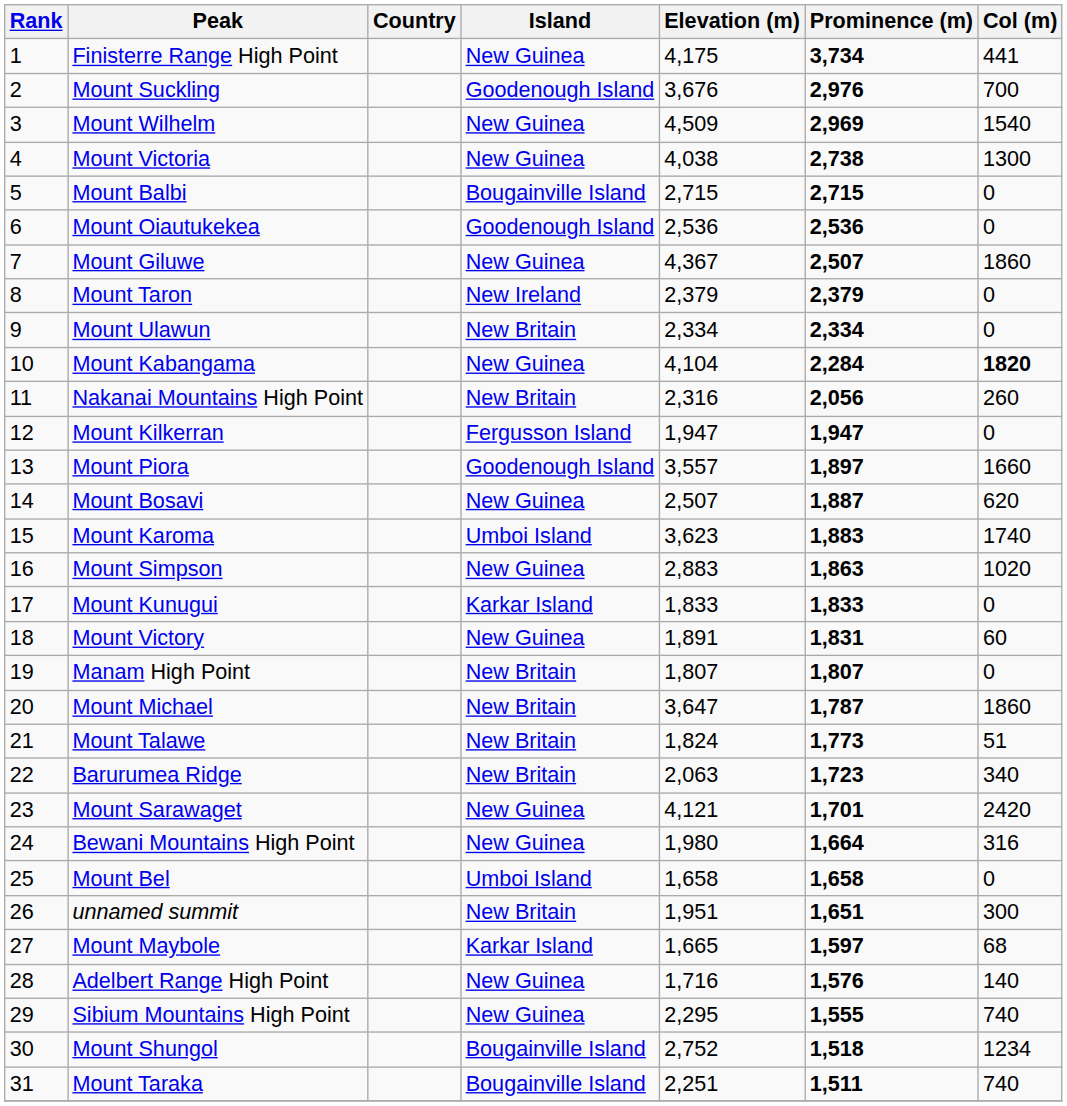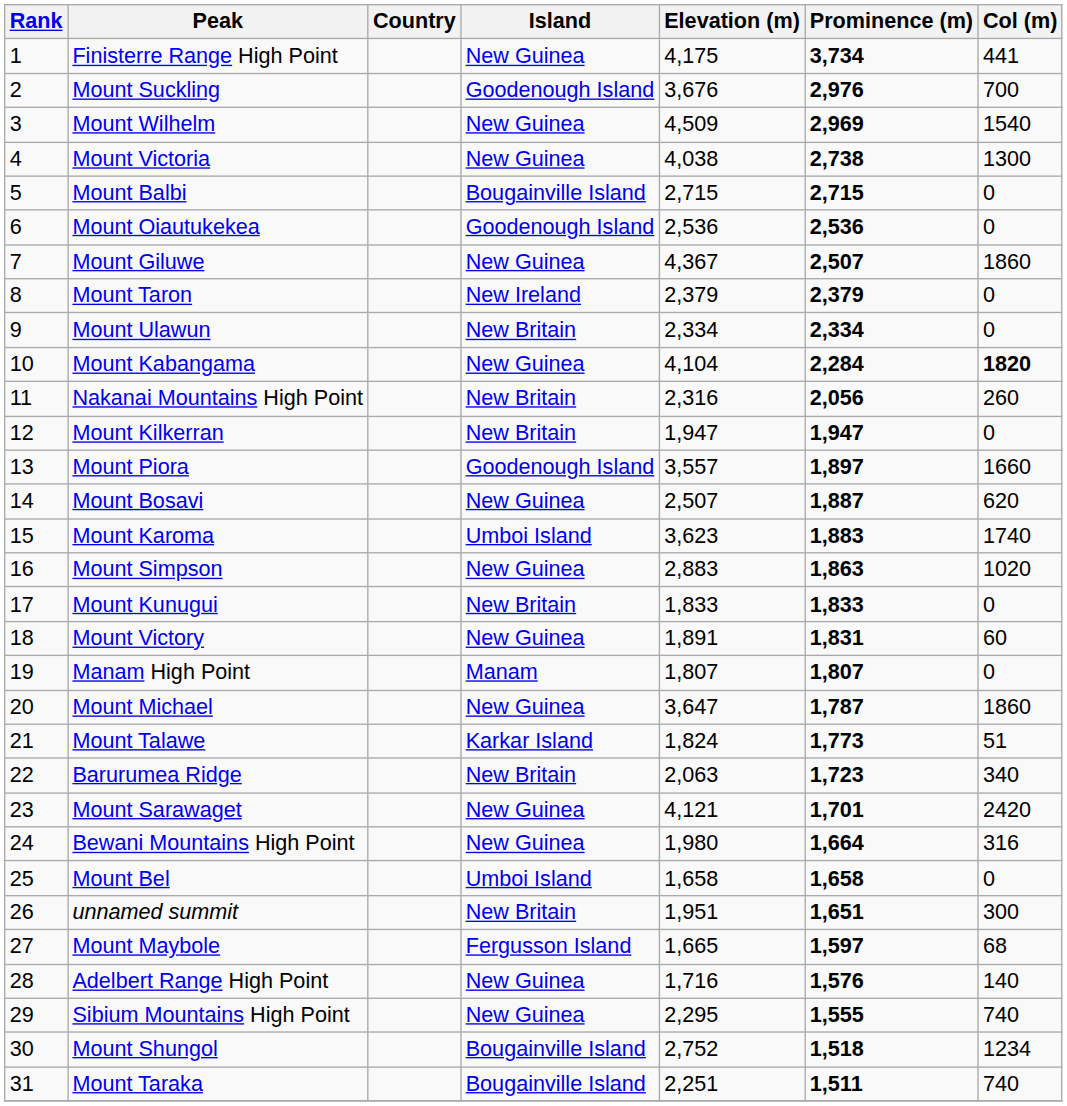(549, 432) Fergusson Island -> (521, 432) New Britain
(529, 603) Karkar Island -> (521, 603) New Britain
(521, 672) New Britain -> (502, 672) Manam
(521, 706) New Britain -> (525, 706) New Guinea
(521, 741) New Britain -> (529, 741) Karkar Island
(529, 946) Karkar Island -> (549, 946) Fergusson Island
